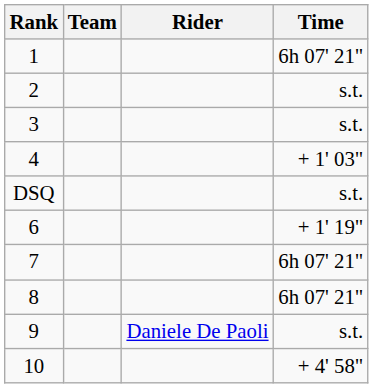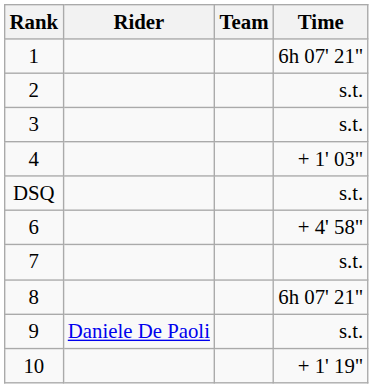columns swapped: (197, 21) <-> (92, 21)
(330, 227) + 1' 19" -> (330, 227) + 4' 58"
(321, 262) 6h 07' 21" -> (351, 262) s.t.
(330, 365) + 4' 58" -> (330, 365) + 1' 19"
